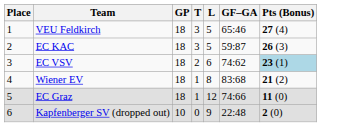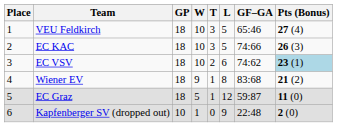+ column: (200, 12)
(234, 46) 59:87 -> (249, 46) 74:66
(234, 96) 74:66 -> (249, 96) 59:87
